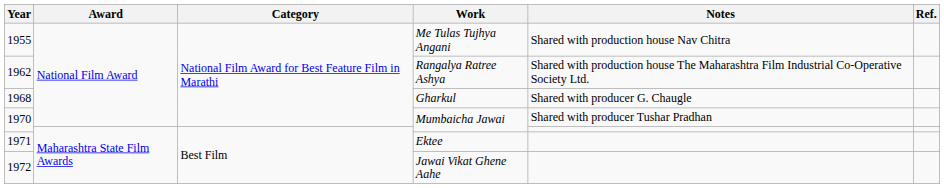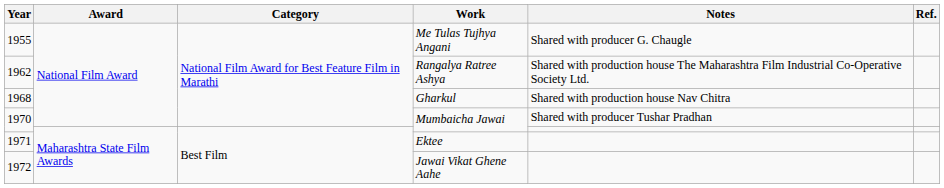(630, 39) Shared with production house Nav Chitra -> (611, 39) Shared with producer G. Chaugle
(611, 98) Shared with producer G. Chaugle -> (630, 98) Shared with production house Nav Chitra
